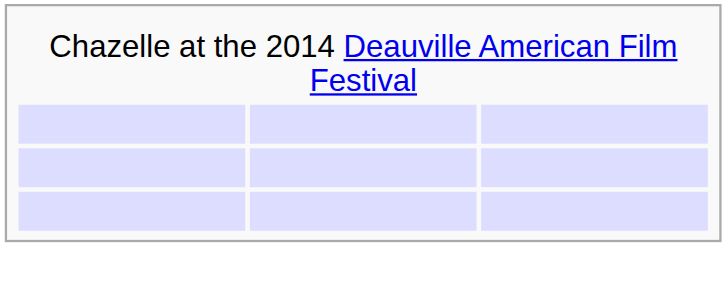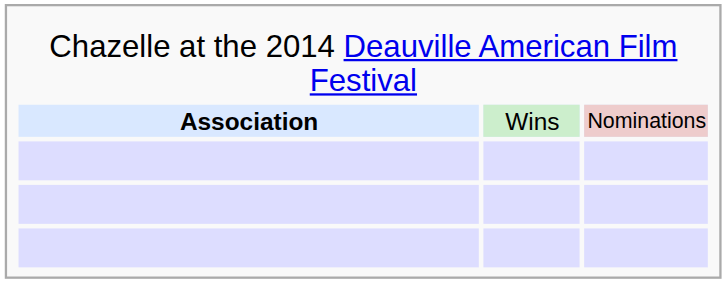+ row: (249, 120)
